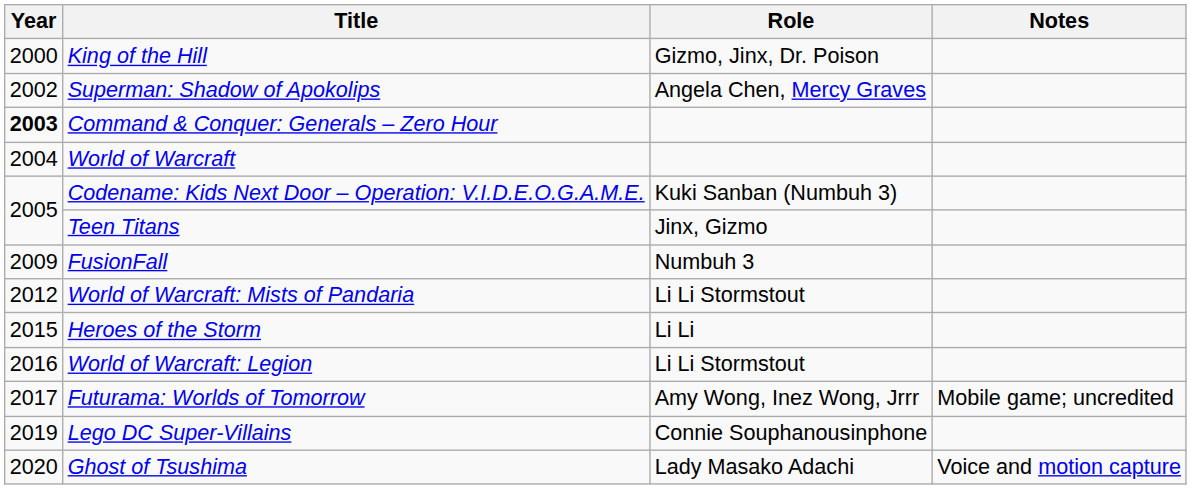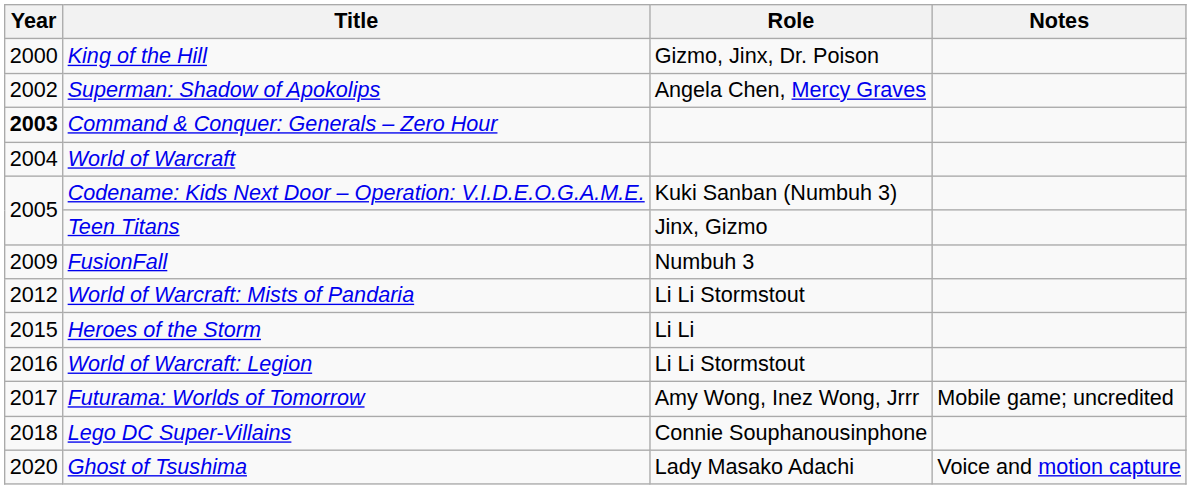(34, 432) 2019 -> (34, 432) 2018
